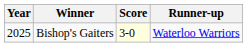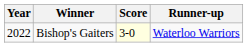(19, 32) 2025 -> (19, 32) 2022
